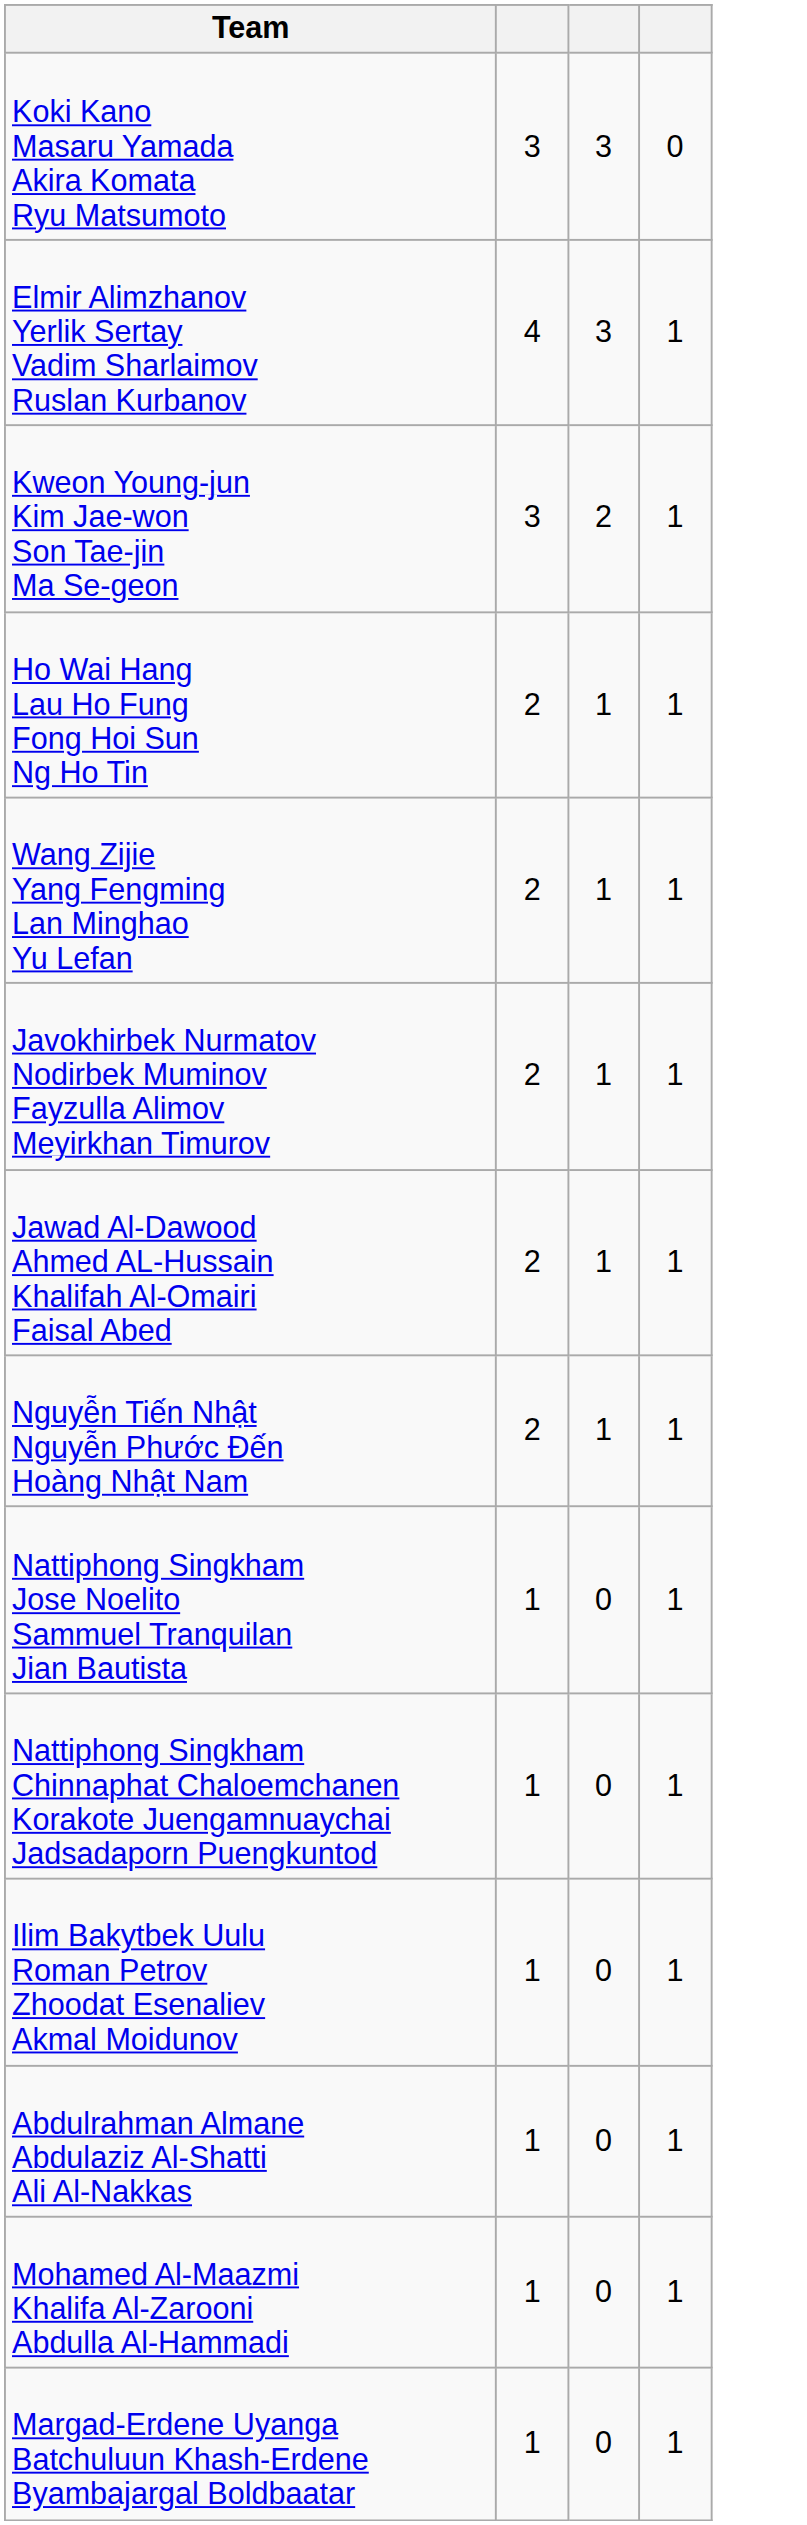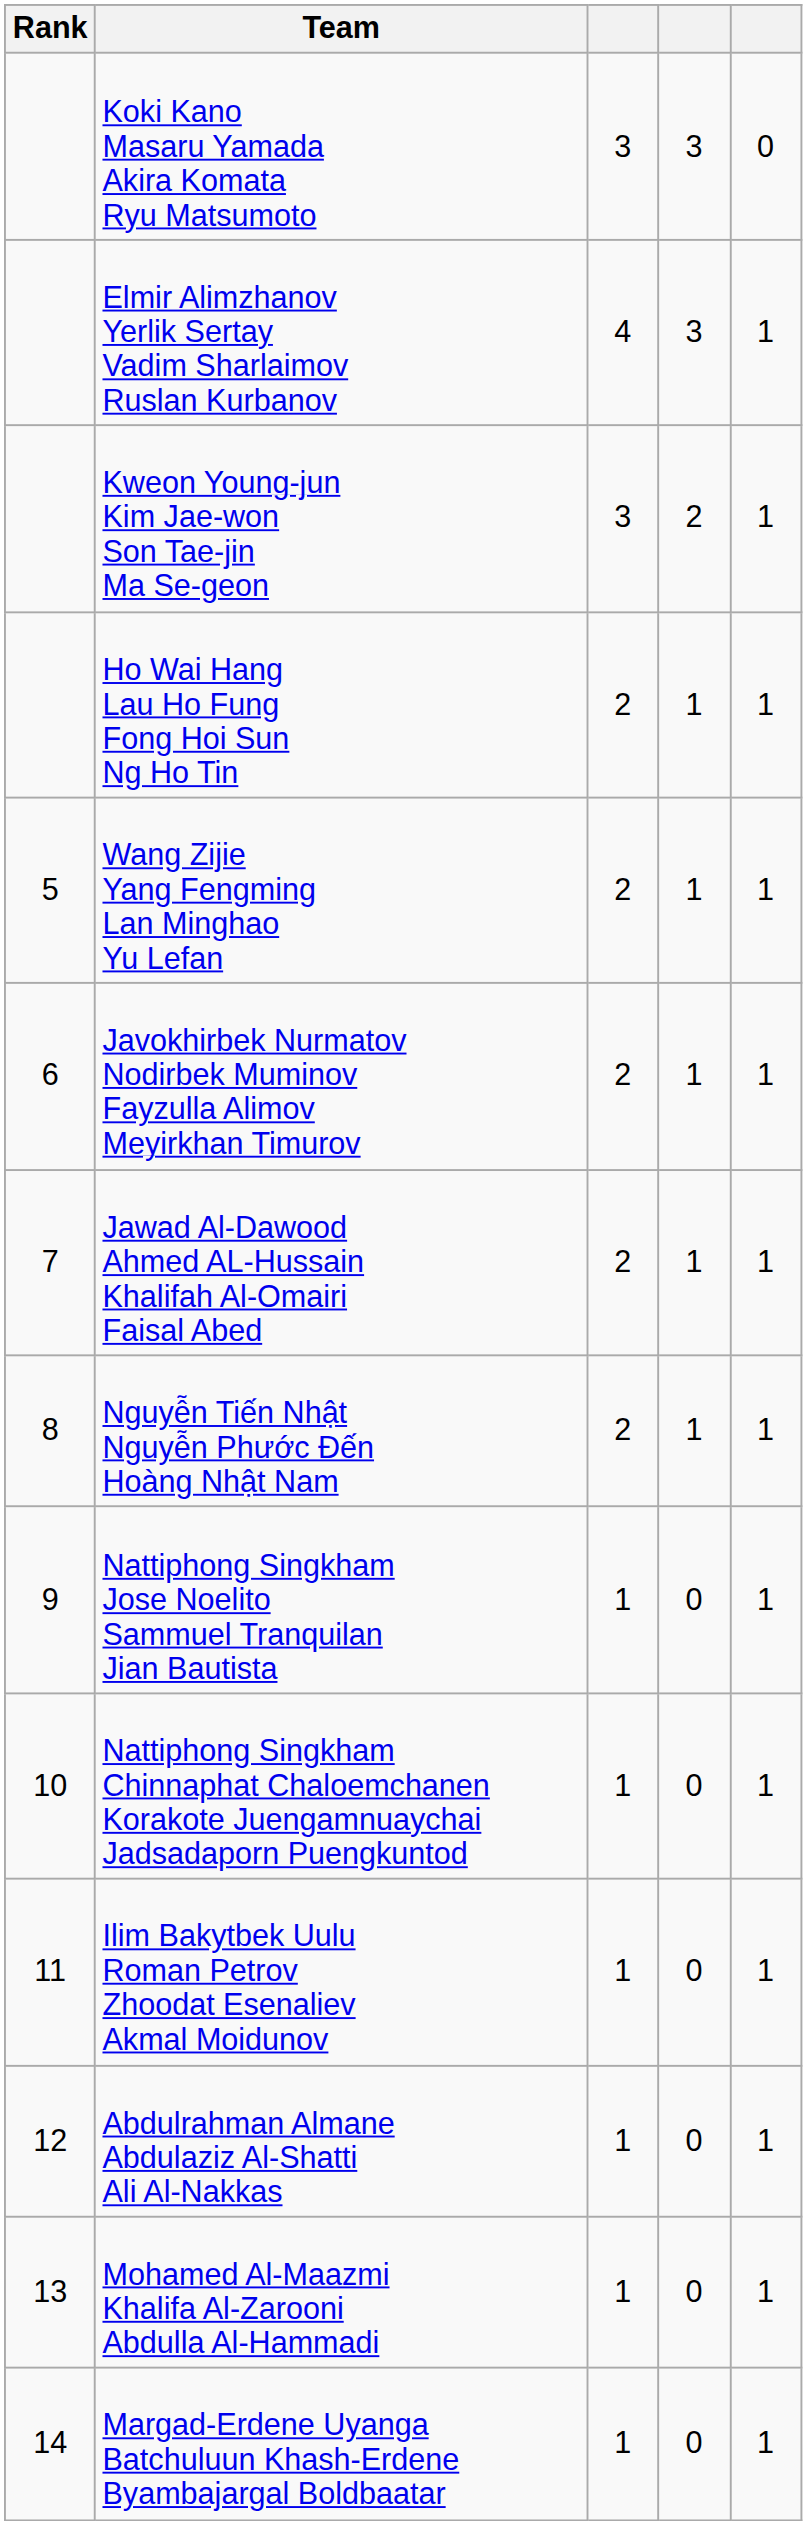+ column: (50, 28)
